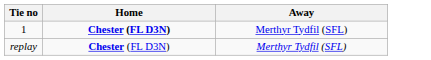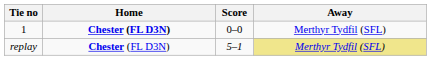+ column: (234, 13)
(301, 47) no background -> (340, 47) khaki background
